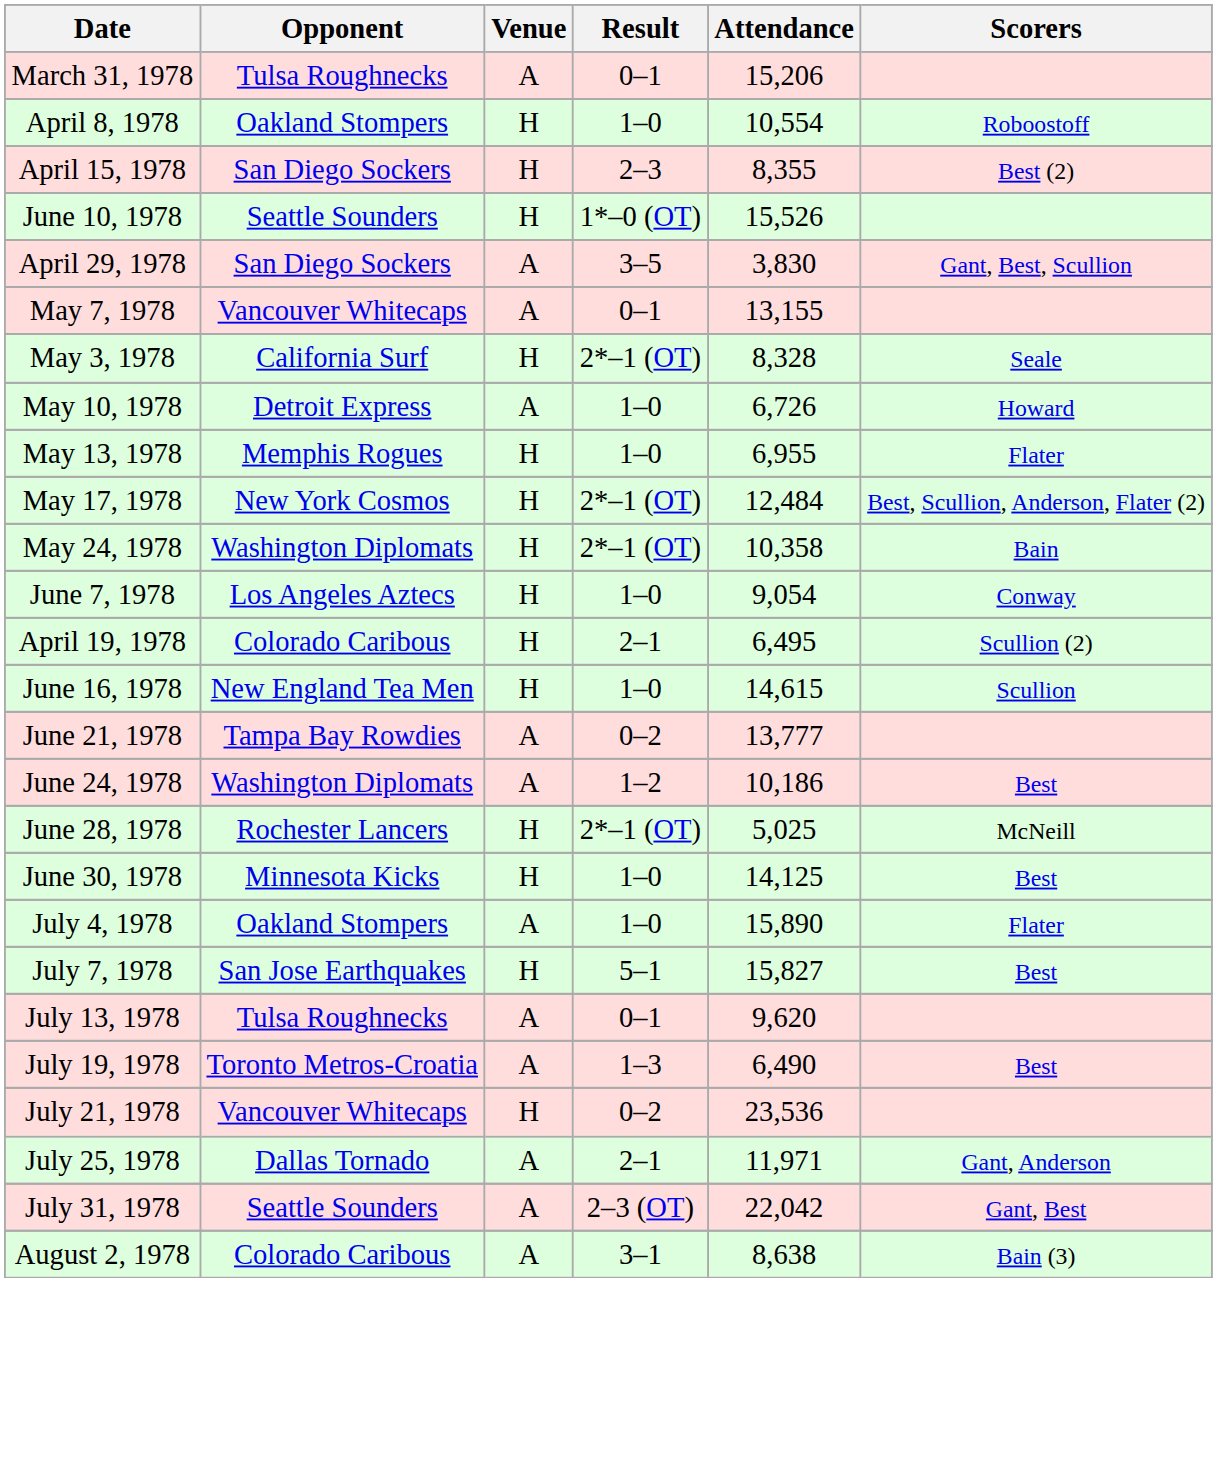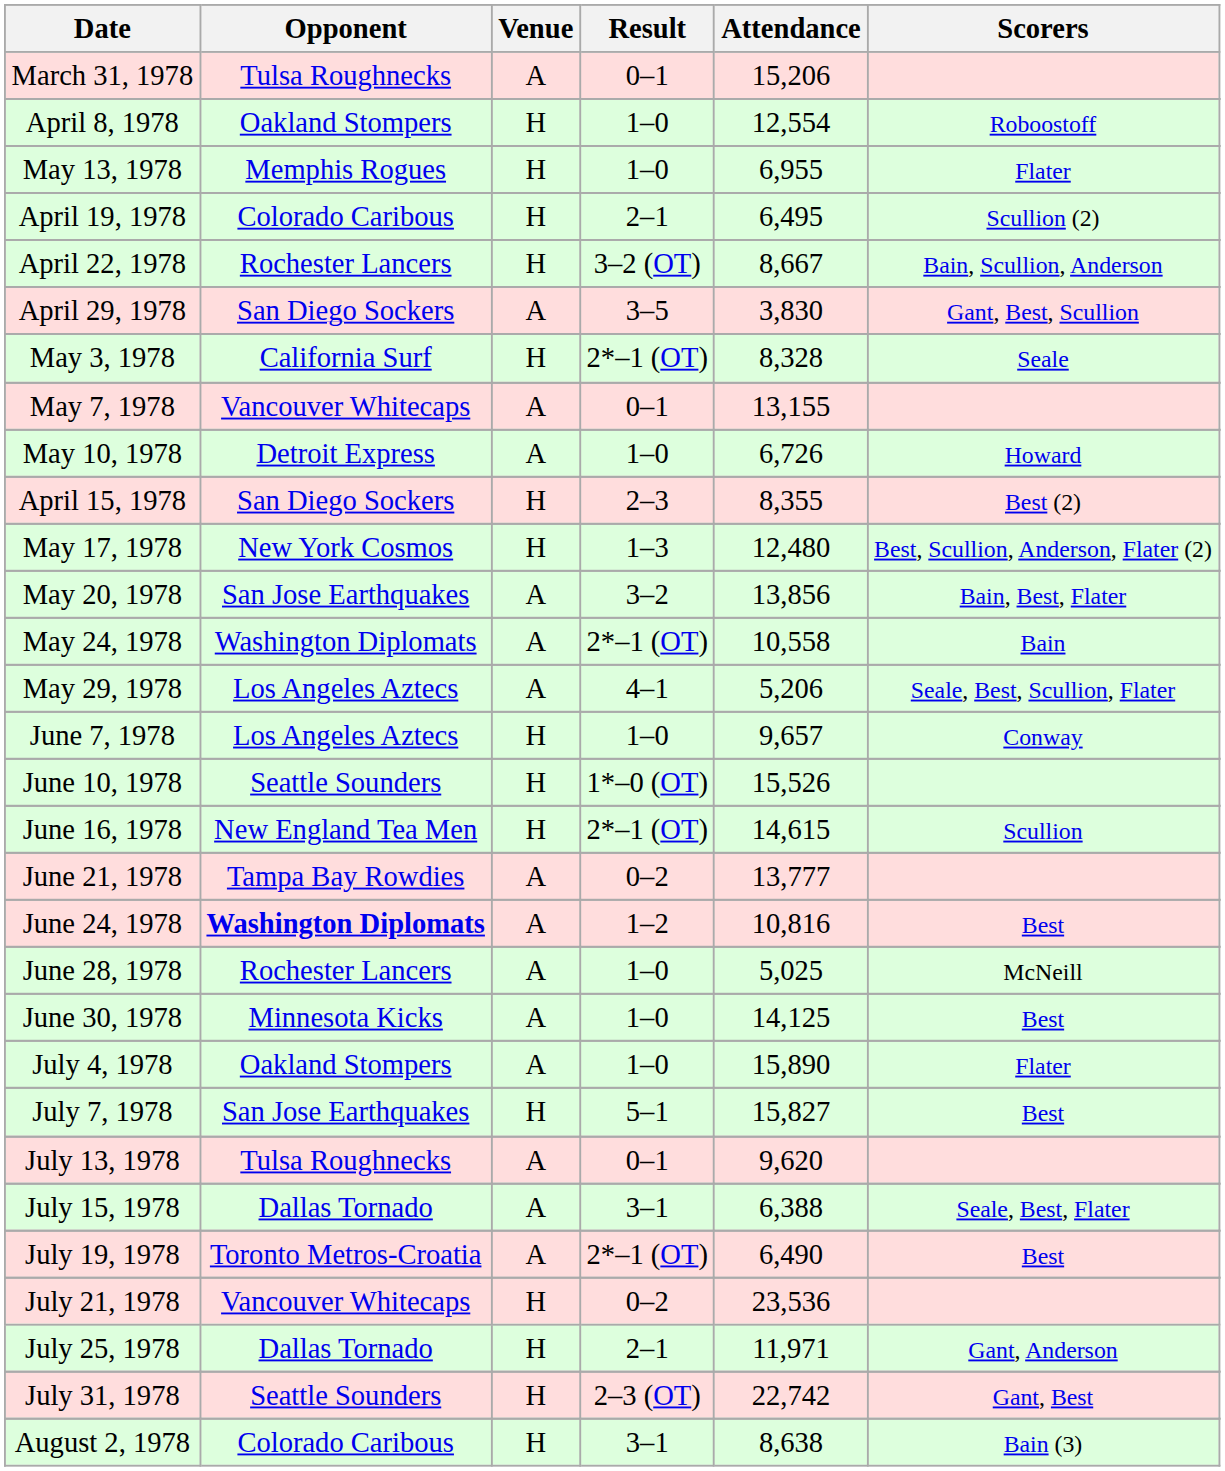(784, 122) 10,554 -> (791, 122) 12,554
rows swapped: (102, 169) <-> (102, 452)
rows swapped: (102, 640) <-> (102, 216)
+ row: (102, 263)
rows swapped: (102, 358) <-> (102, 310)
(640, 499) 2*–1 (OT) -> (647, 546) 1–3
(784, 499) 12,484 -> (791, 546) 12,480
+ row: (102, 593)
(529, 546) H -> (536, 640) A
(784, 546) 10,358 -> (791, 640) 10,558
+ row: (102, 687)
(784, 593) 9,054 -> (791, 735) 9,657
(640, 687) 1–0 -> (647, 829) 2*–1 (OT)
(342, 782) normal -> (346, 923) bold
(784, 782) 10,186 -> (791, 923) 10,816
(529, 829) H -> (536, 970) A
(640, 829) 2*–1 (OT) -> (647, 970) 1–0
(529, 876) H -> (536, 1017) A
+ row: (102, 1206)
(640, 1064) 1–3 -> (647, 1253) 2*–1 (OT)
(529, 1159) A -> (536, 1347) H
(529, 1206) A -> (536, 1394) H
(784, 1206) 22,042 -> (791, 1394) 22,742
(529, 1253) A -> (536, 1441) H
